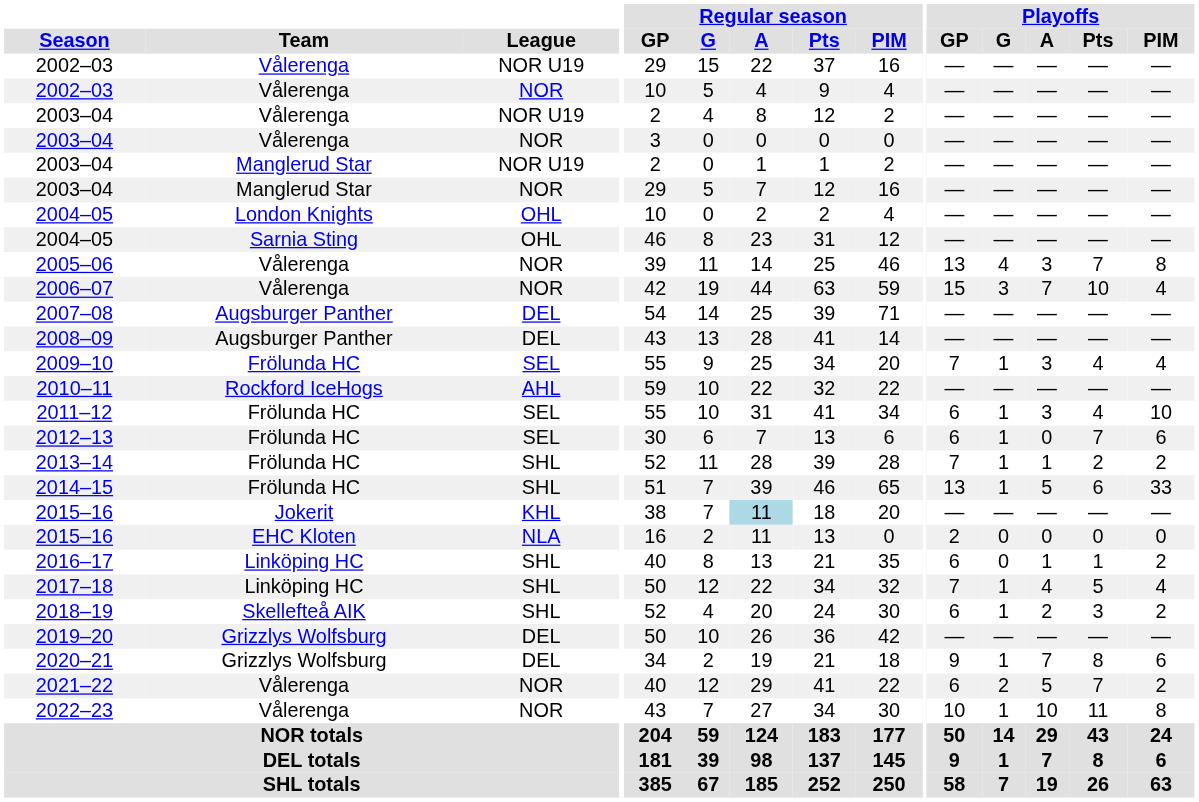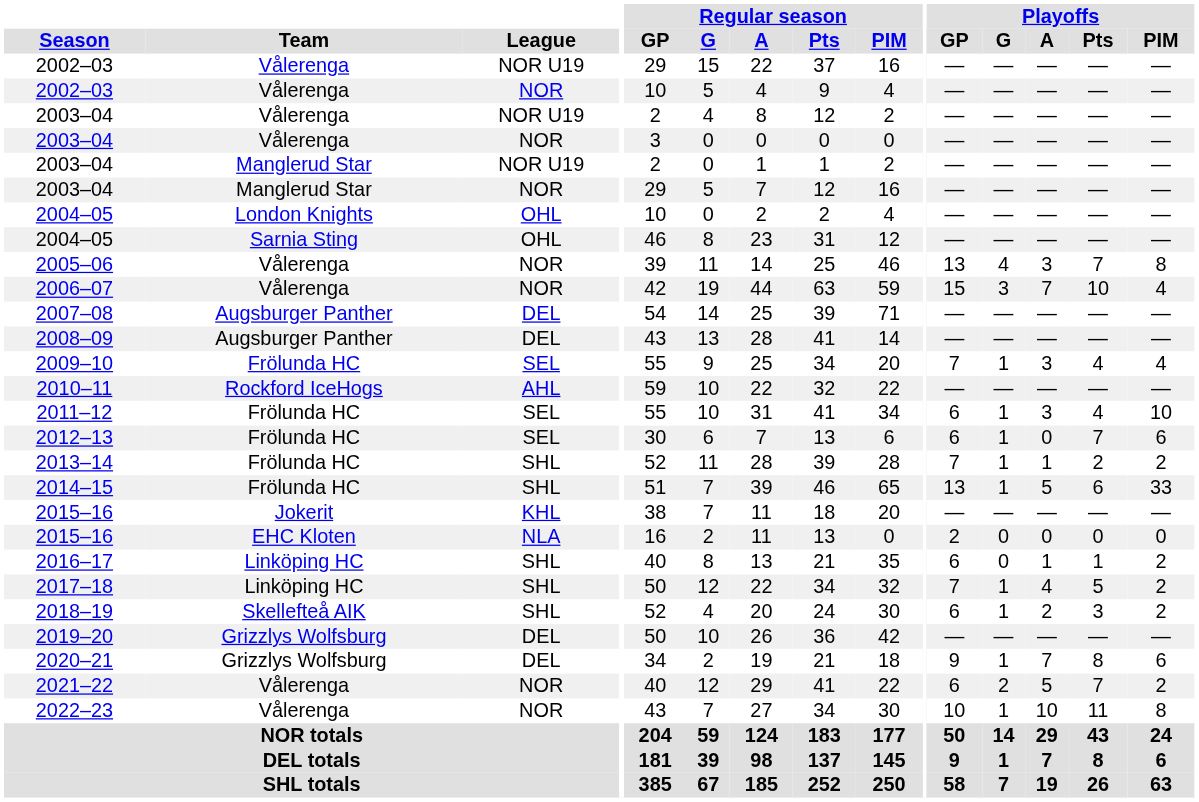(761, 512) lightblue background -> (761, 512) no background
(1161, 586) 4 -> (1161, 586) 2
